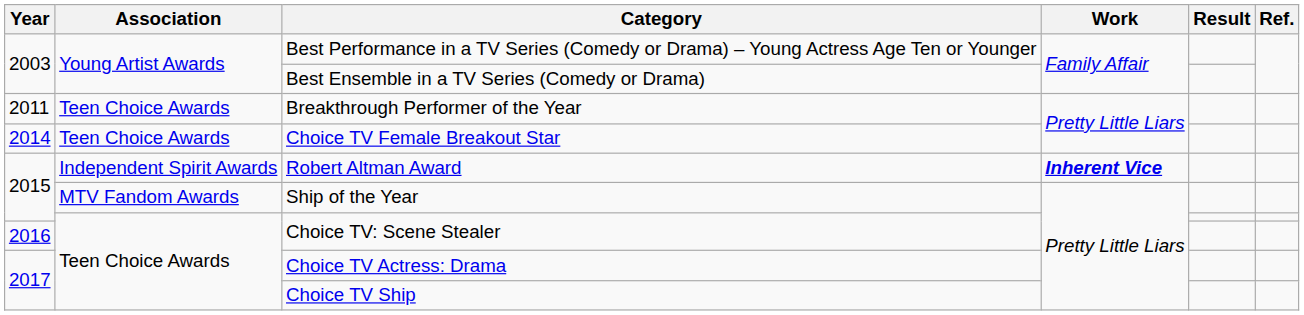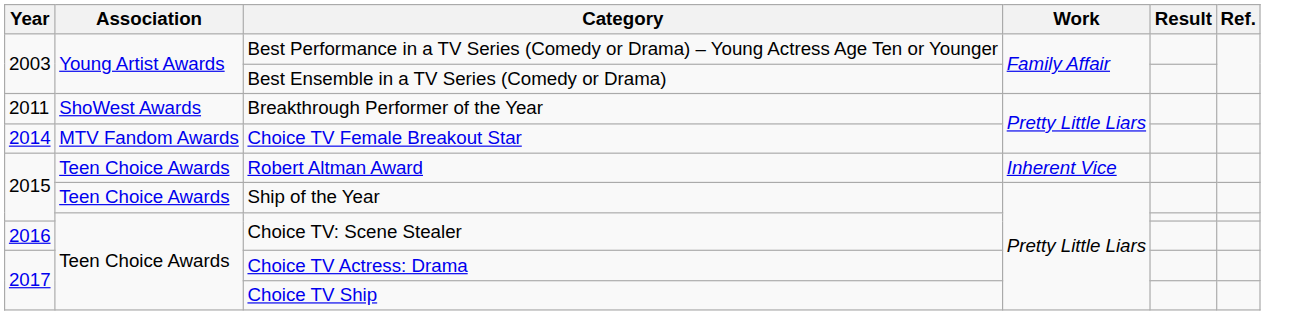(144, 108) Teen Choice Awards -> (130, 108) ShoWest Awards
(144, 138) Teen Choice Awards -> (149, 138) MTV Fandom Awards
(168, 167) Independent Spirit Awards -> (144, 167) Teen Choice Awards
(1104, 167) bold -> (1062, 167) normal
(149, 197) MTV Fandom Awards -> (144, 197) Teen Choice Awards
